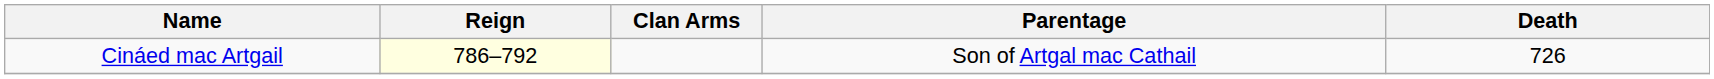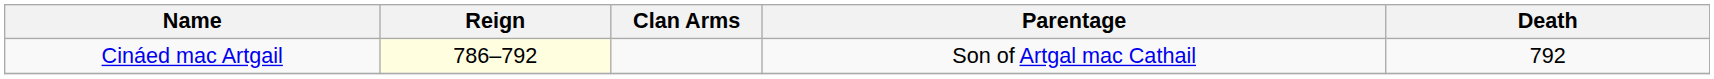(1548, 55) 726 -> (1548, 55) 792
